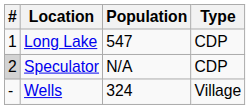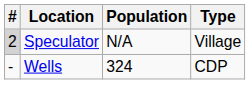- row: (61, 41)
(211, 66) CDP -> (218, 41) Village
(218, 91) Village -> (211, 66) CDP
